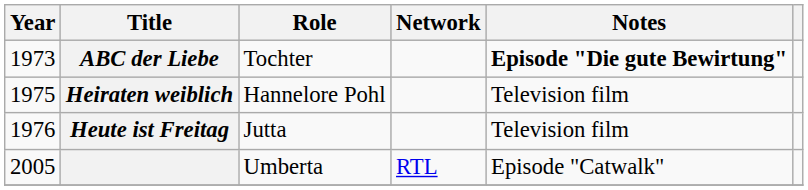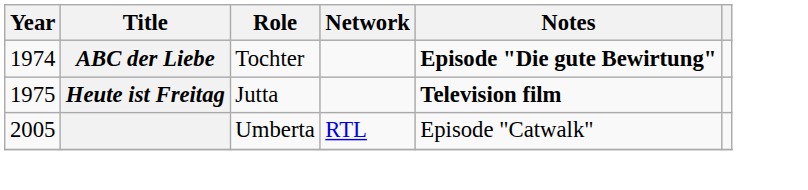(33, 58) 1973 -> (33, 58) 1974
- row: (149, 94)
(33, 130) 1976 -> (33, 94) 1975
(560, 130) normal -> (491, 94) bold
